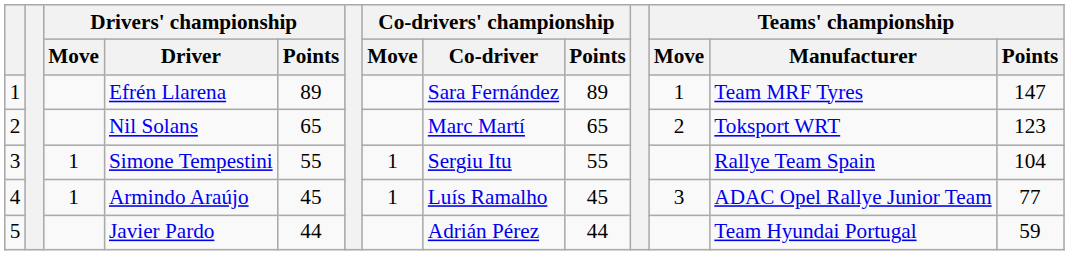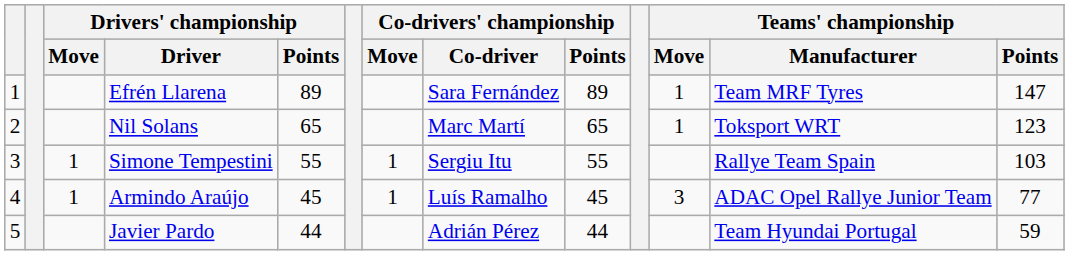(679, 126) 2 -> (679, 126) 1
(1030, 161) 104 -> (1030, 161) 103
